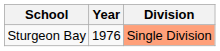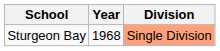(106, 35) 1976 -> (106, 35) 1968
